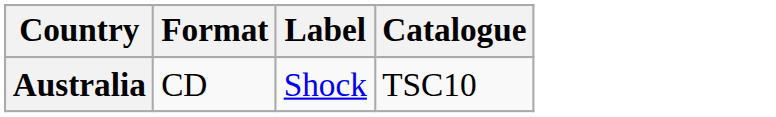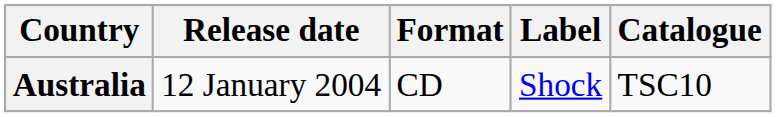+ column: (271, 30)
